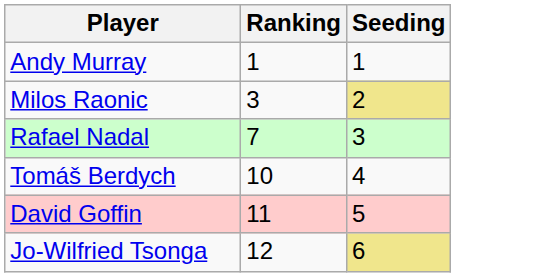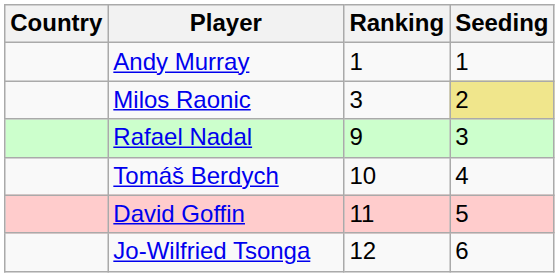+ column: (56, 23)
(253, 137) 7 -> (356, 137) 9
(359, 251) khaki background -> (462, 251) no background
